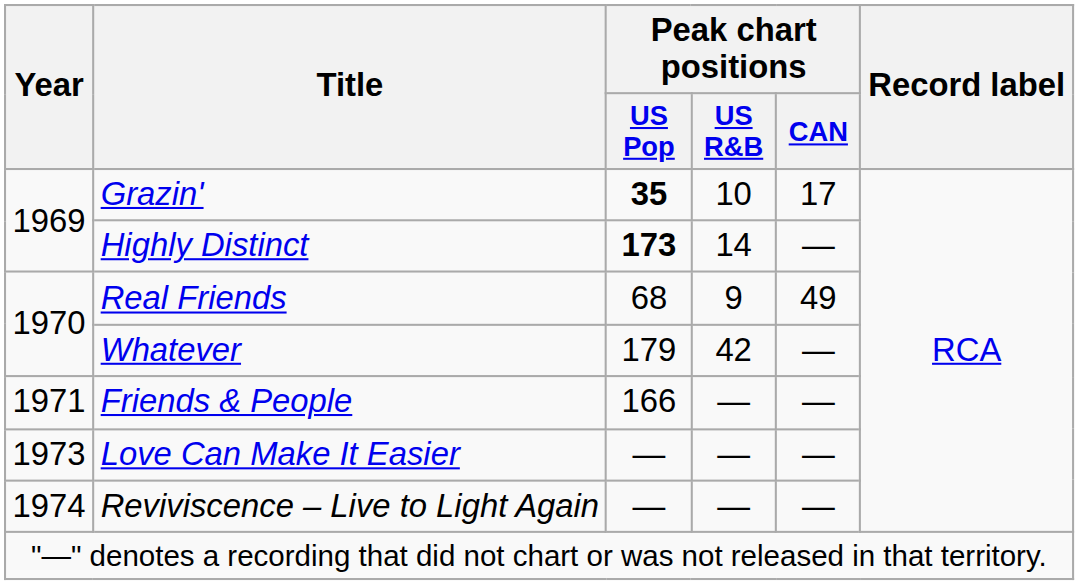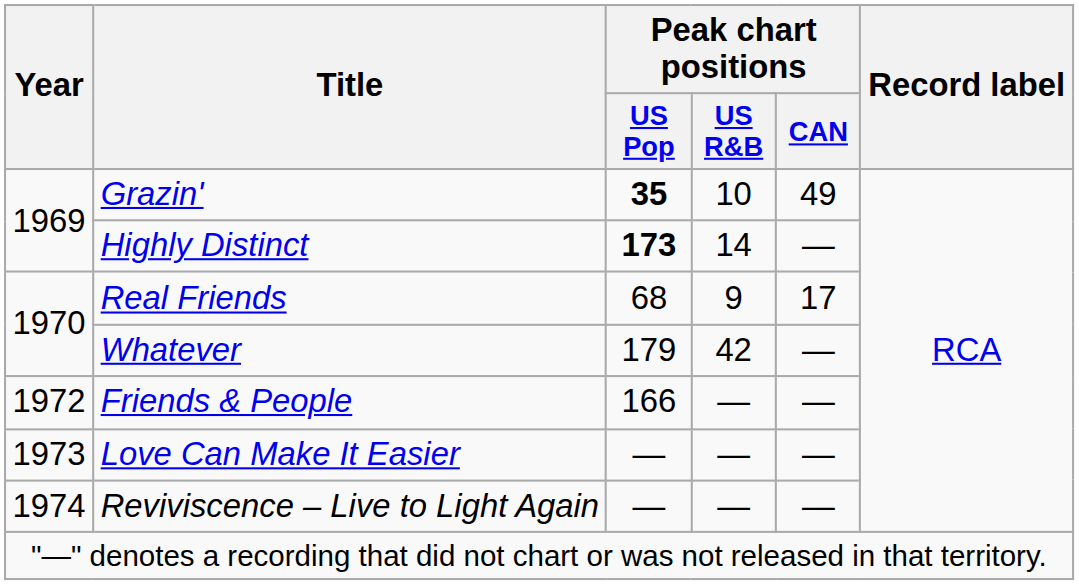(818, 193) 17 -> (818, 193) 49
(818, 297) 49 -> (818, 297) 17
(49, 401) 1971 -> (49, 401) 1972
